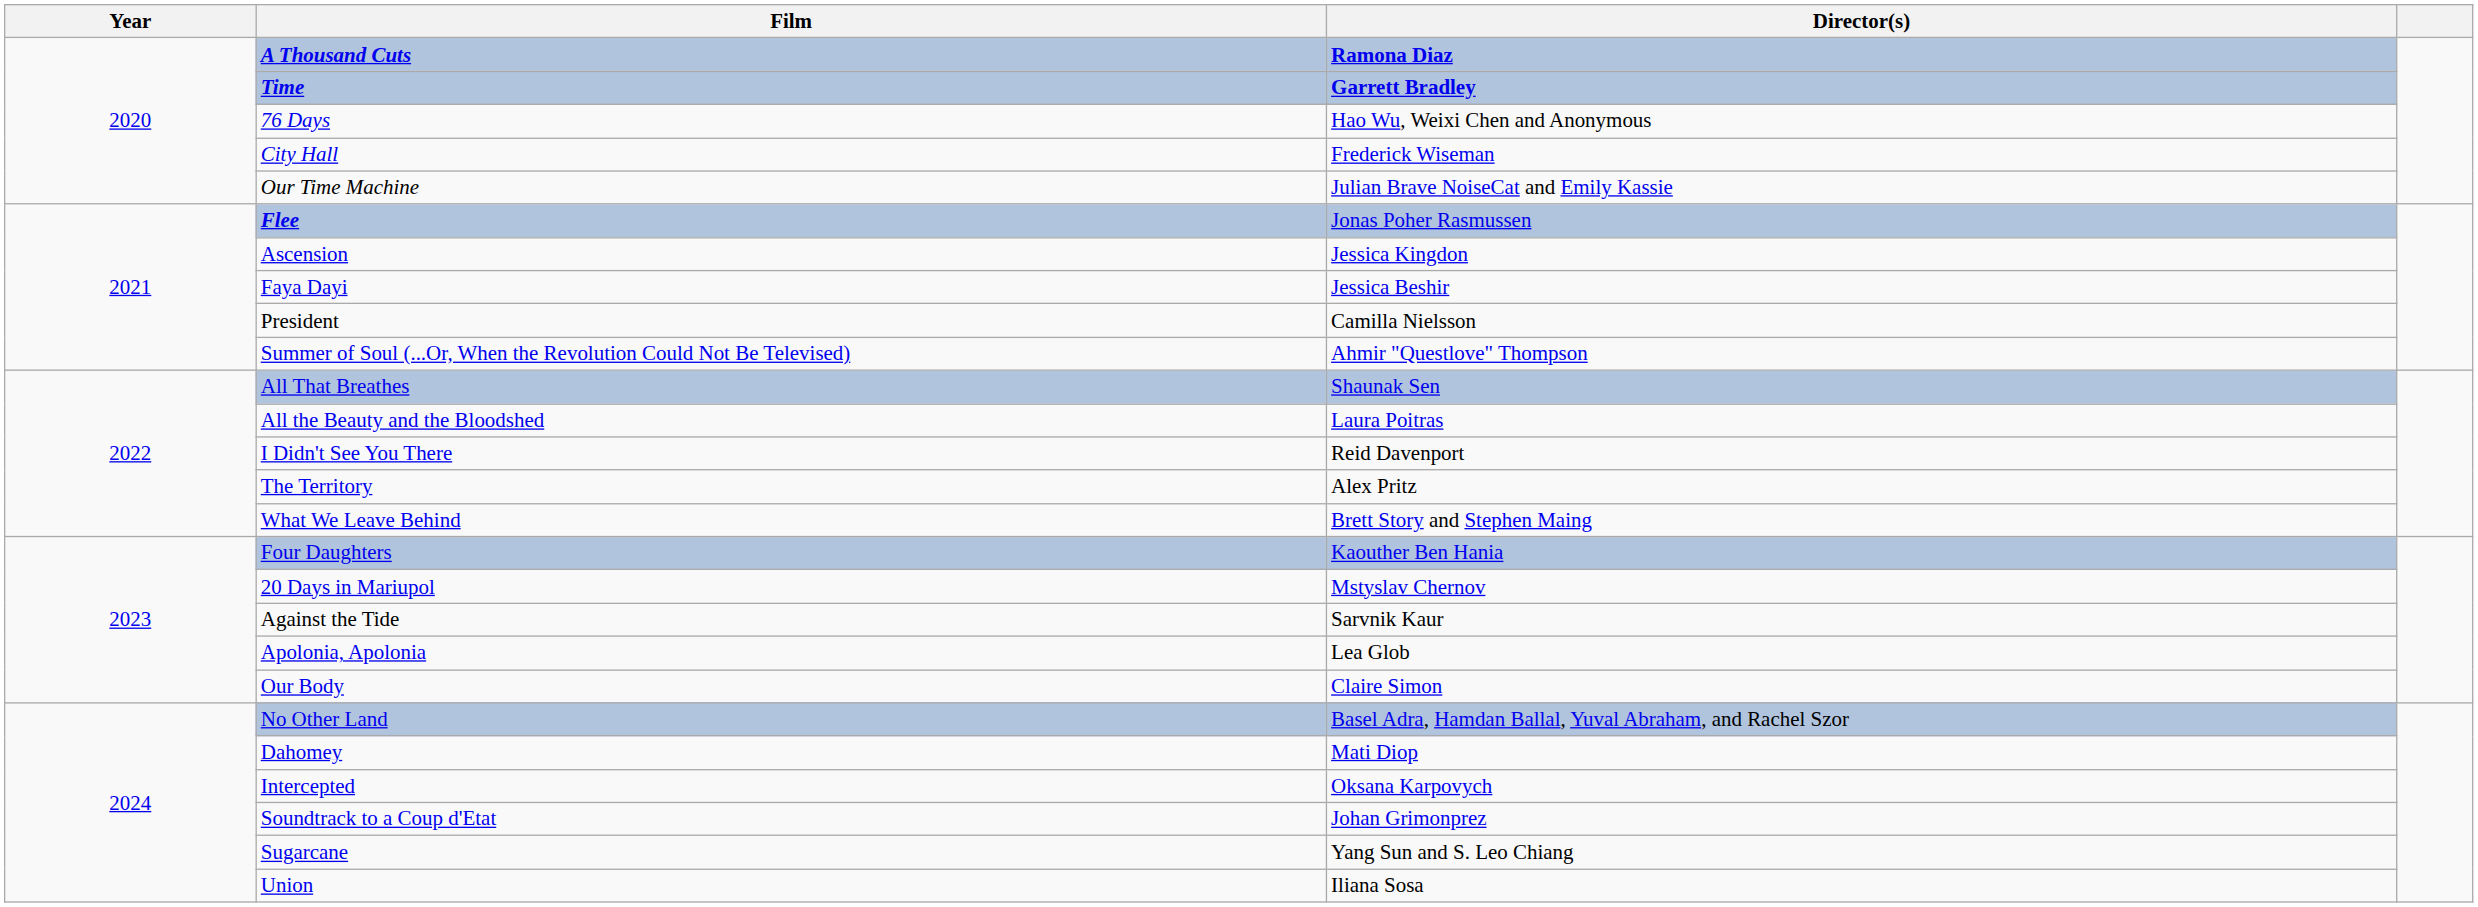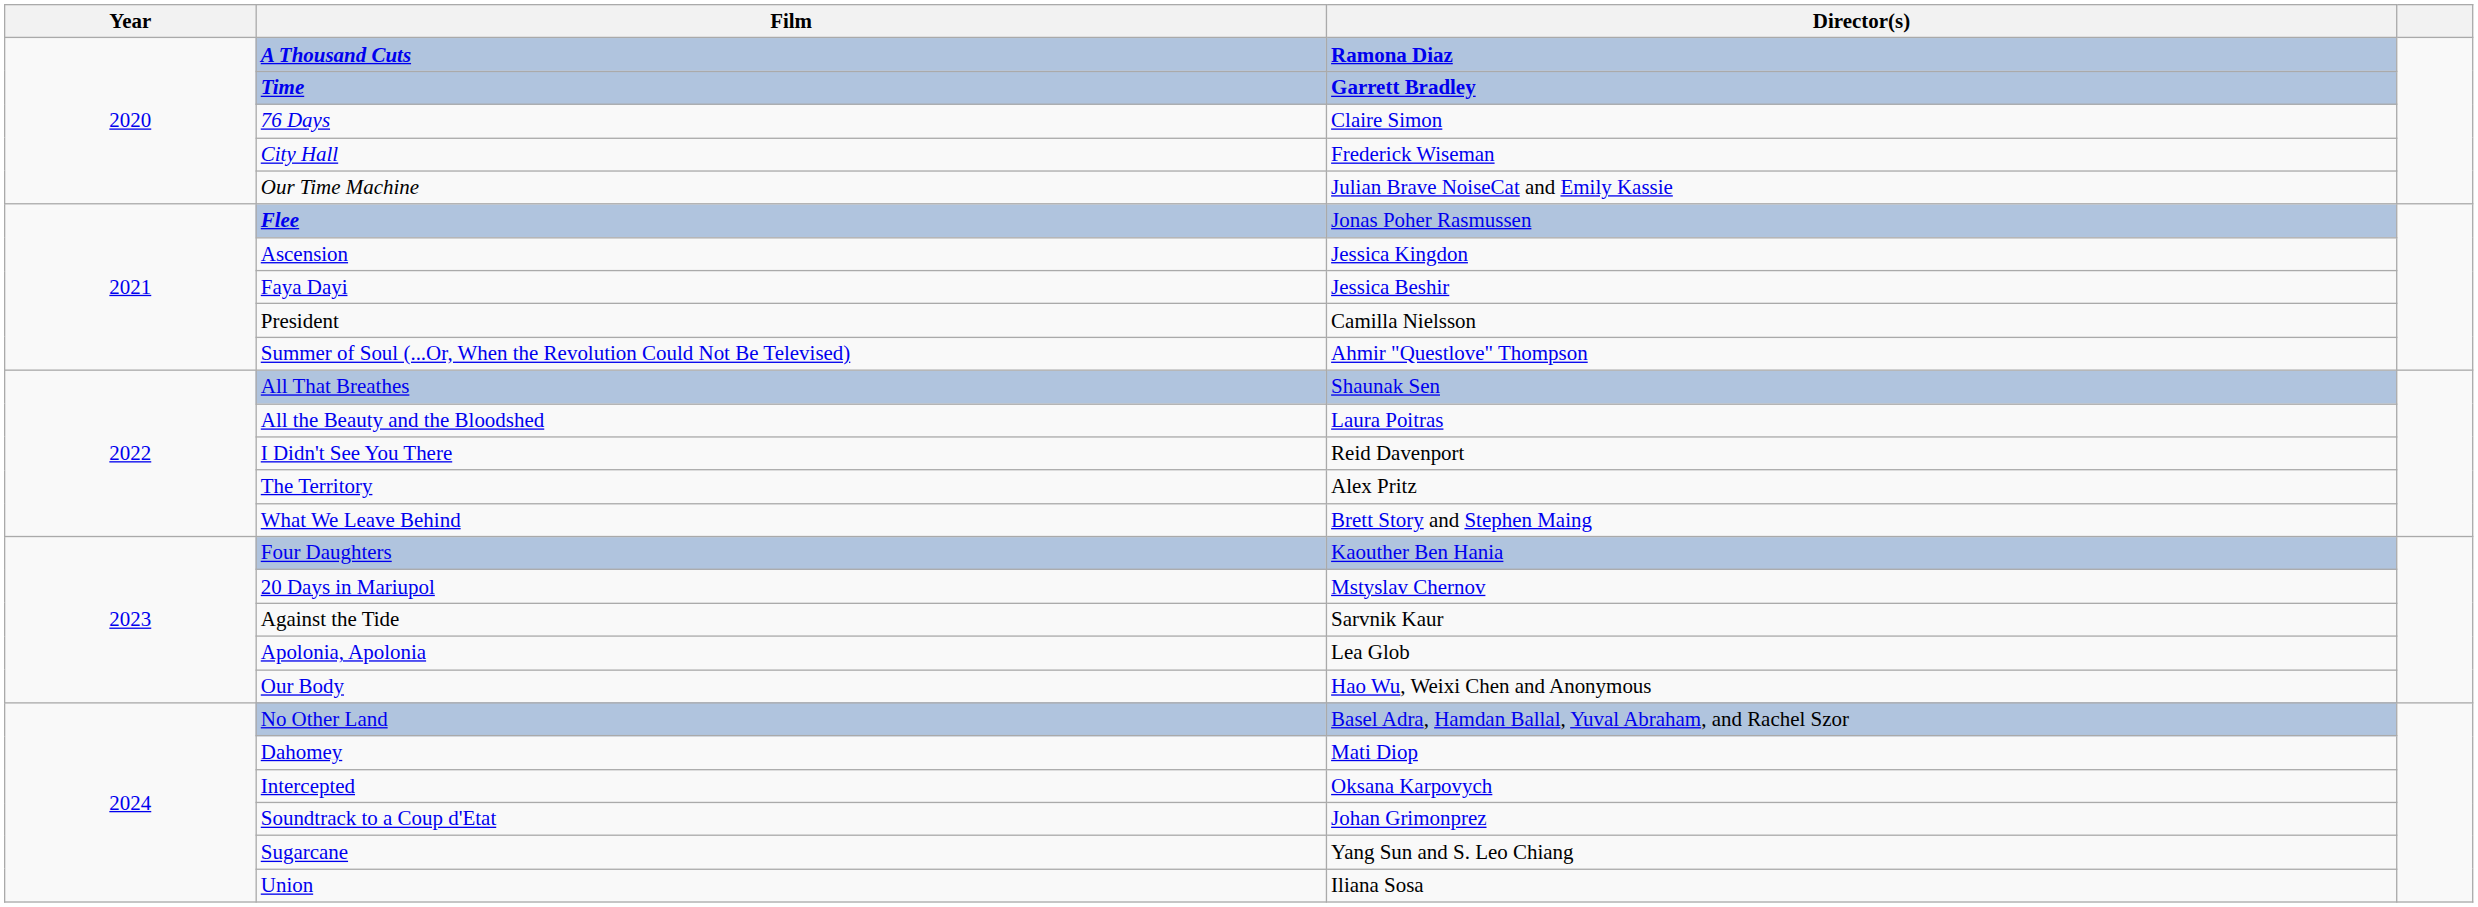(1491, 120) Hao Wu, Weixi Chen and Anonymous -> (1387, 120) Claire Simon
(1387, 685) Claire Simon -> (1491, 685) Hao Wu, Weixi Chen and Anonymous
